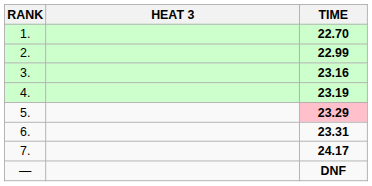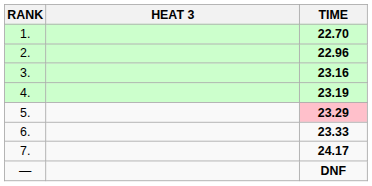(333, 54) 22.99 -> (333, 54) 22.96
(333, 132) 23.31 -> (333, 132) 23.33
